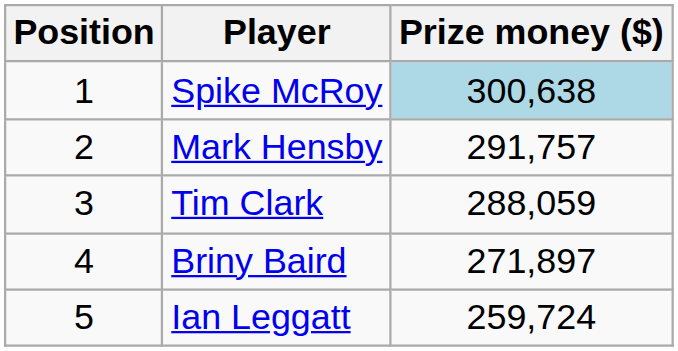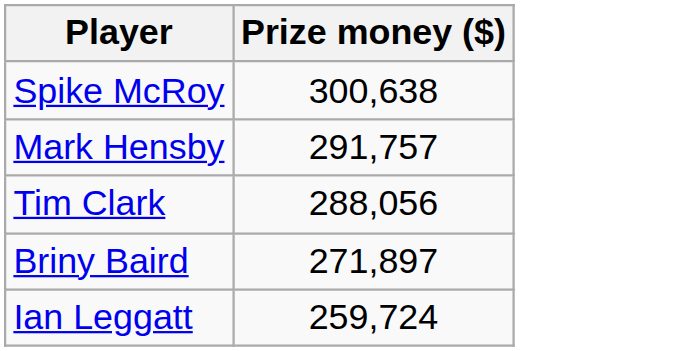- column: (84, 32)
(531, 89) lightblue background -> (373, 89) no background
(531, 203) 288,059 -> (373, 203) 288,056
